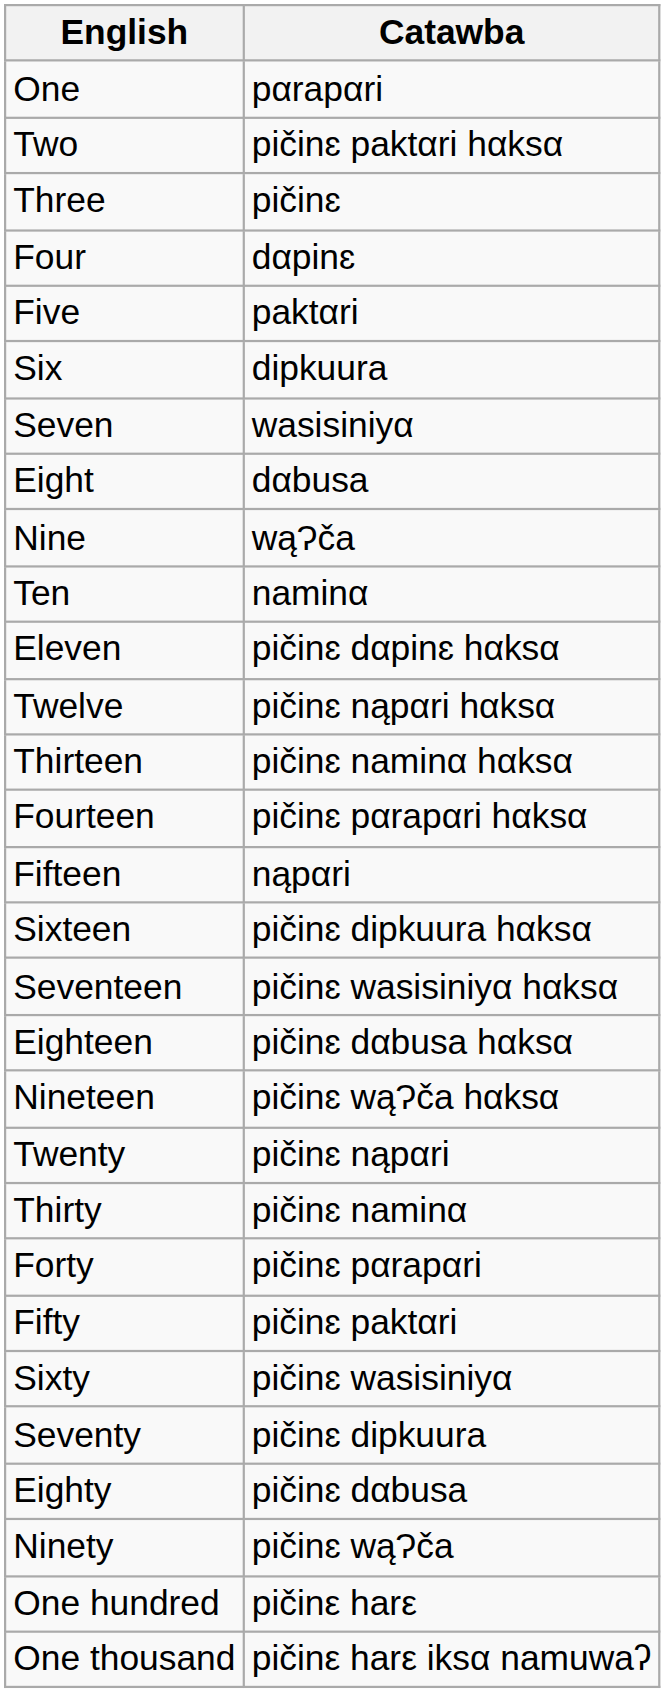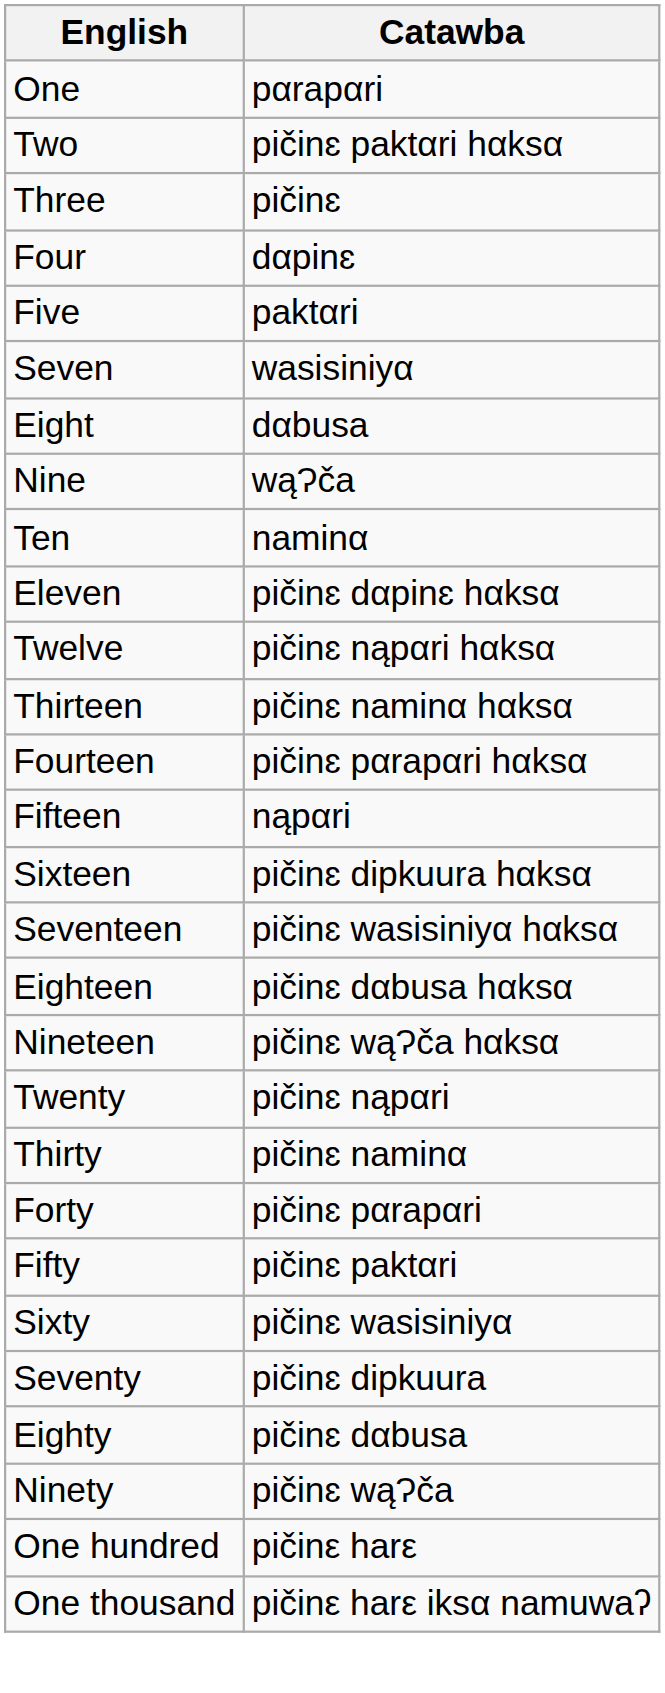- row: (38, 369)
